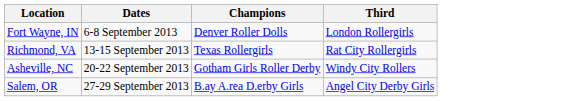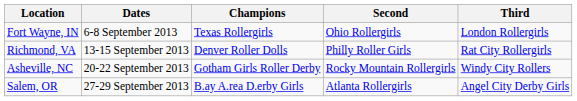+ column: (391, 13)
(241, 31) Denver Roller Dolls -> (233, 31) Texas Rollergirls
(233, 50) Texas Rollergirls -> (241, 50) Denver Roller Dolls
